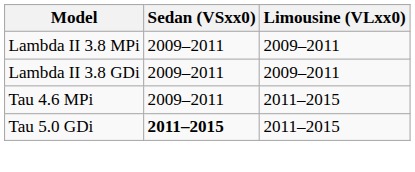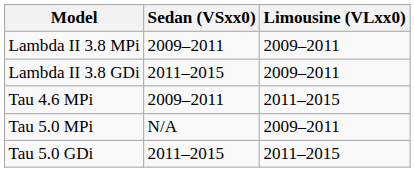(186, 72) 2009–2011 -> (186, 72) 2011–2015
+ row: (51, 126)
(186, 126) bold -> (186, 153) normal
